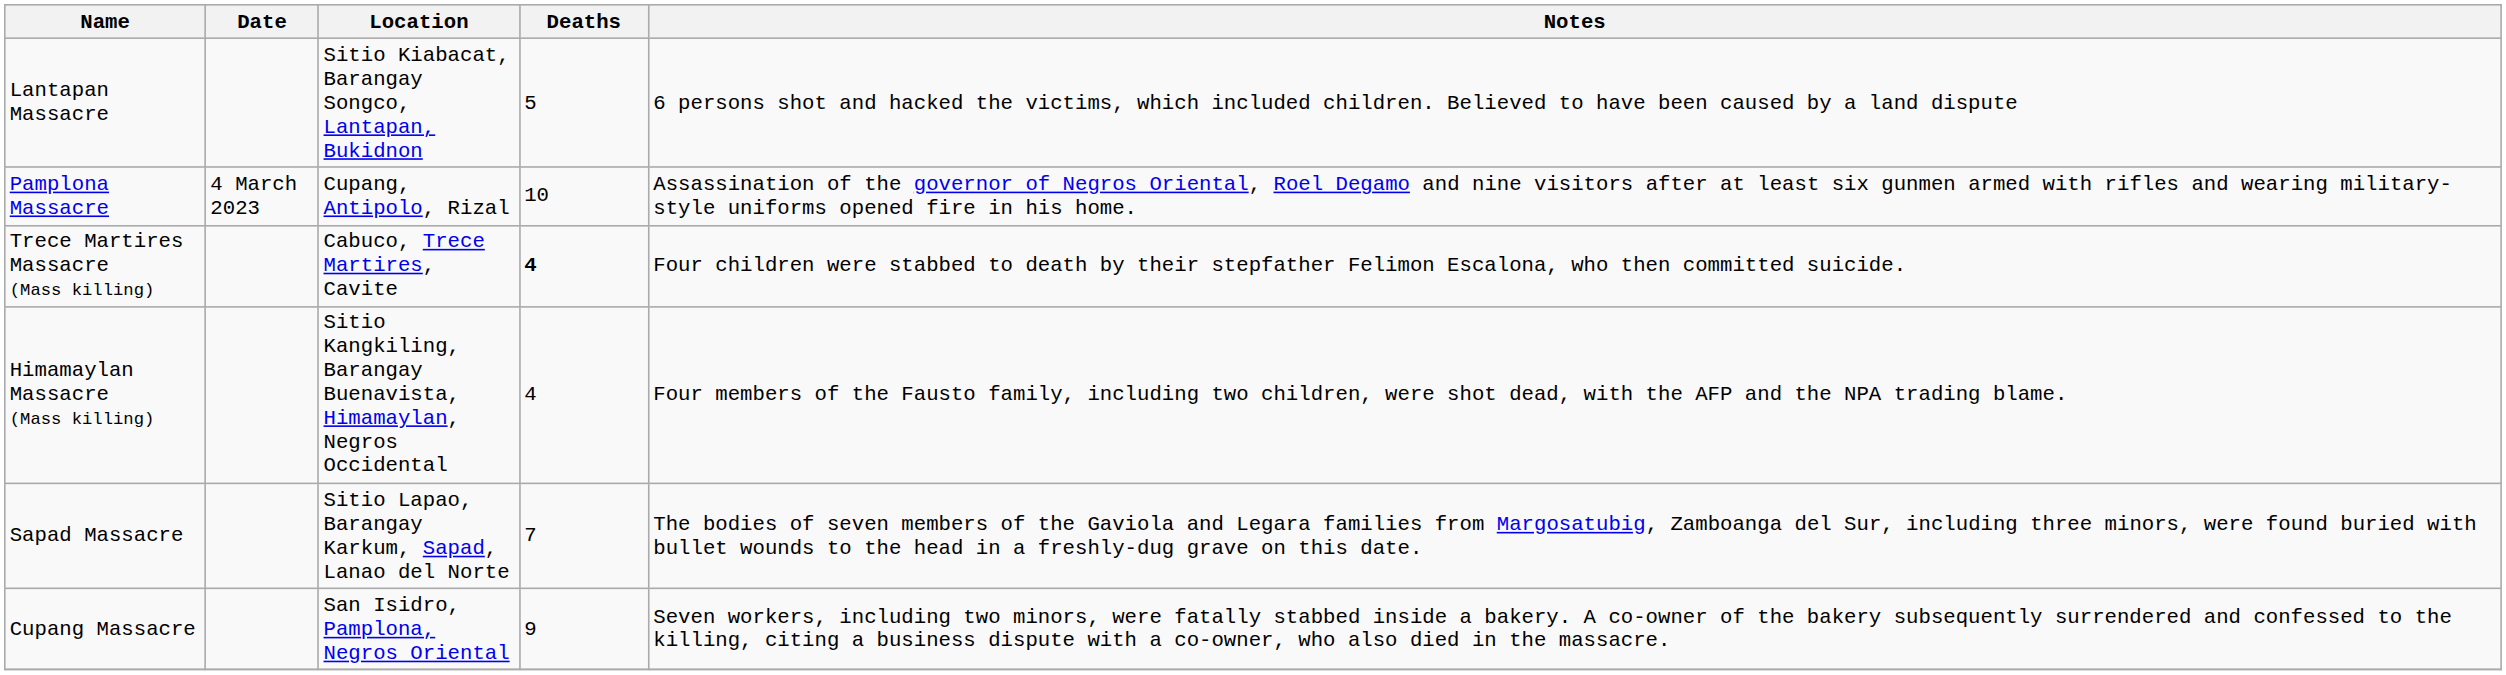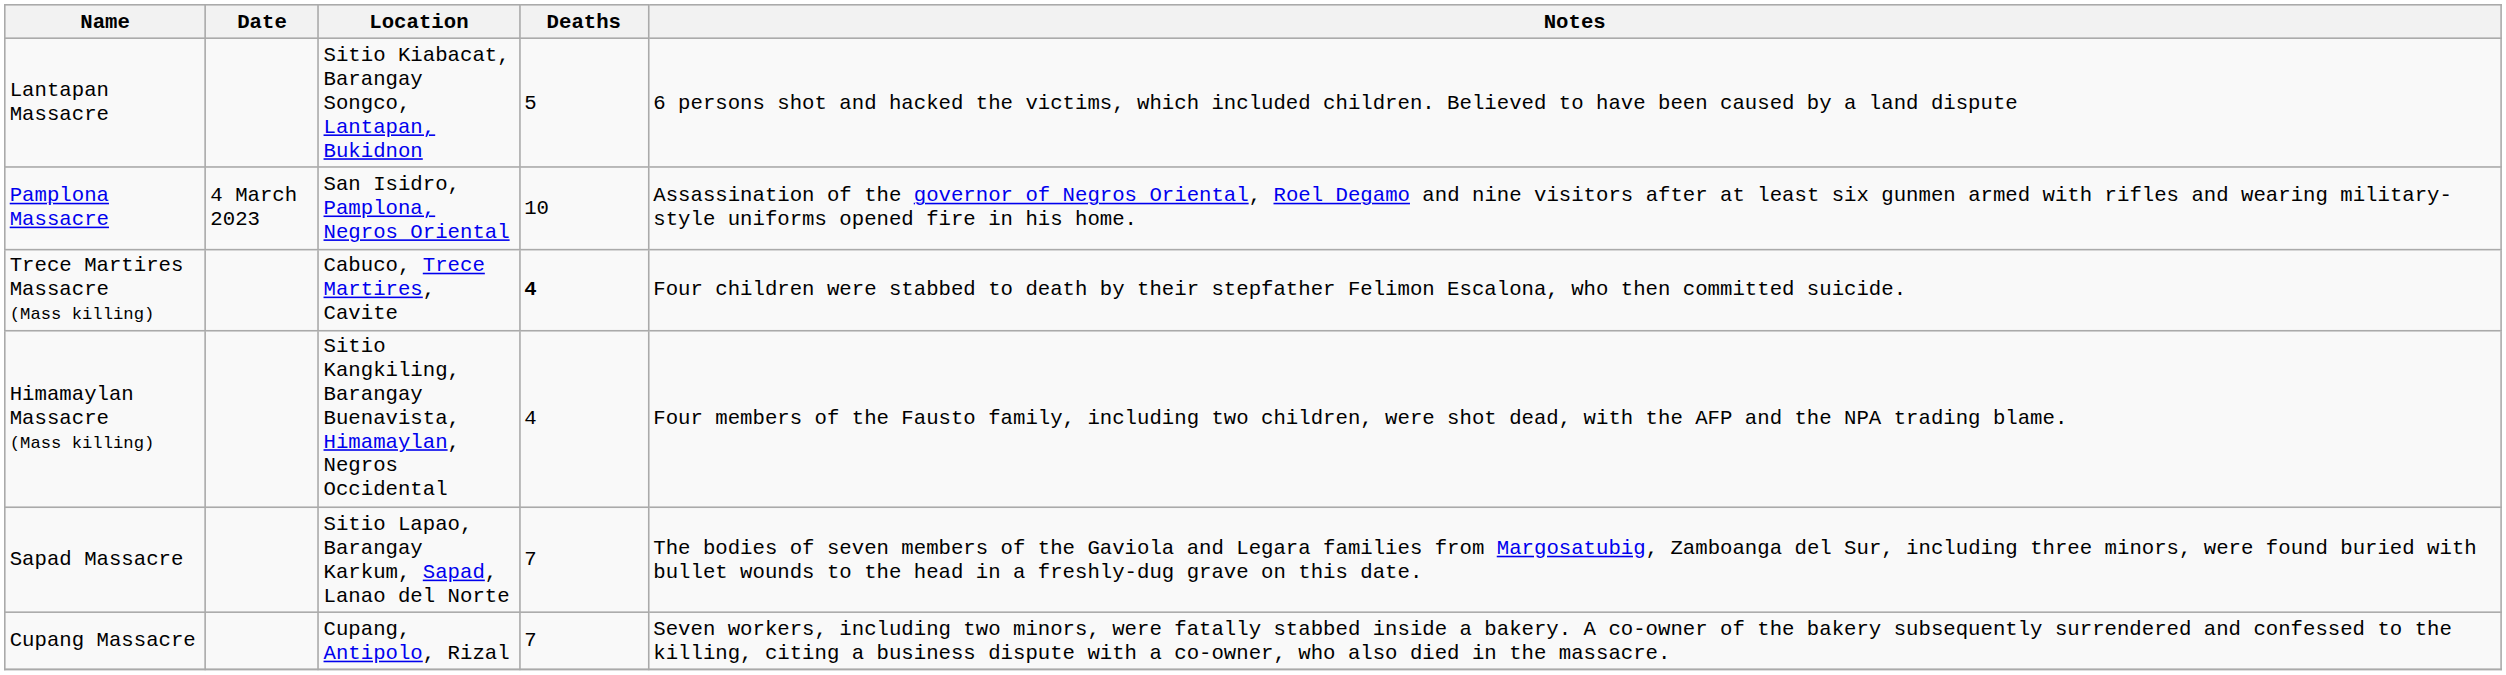(417, 196) Cupang, Antipolo, Rizal -> (417, 208) San Isidro, Pamplona, Negros Oriental
(417, 629) San Isidro, Pamplona, Negros Oriental -> (417, 641) Cupang, Antipolo, Rizal
(530, 629) 9 -> (530, 641) 7
